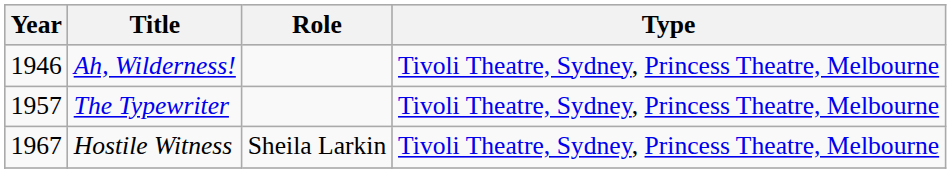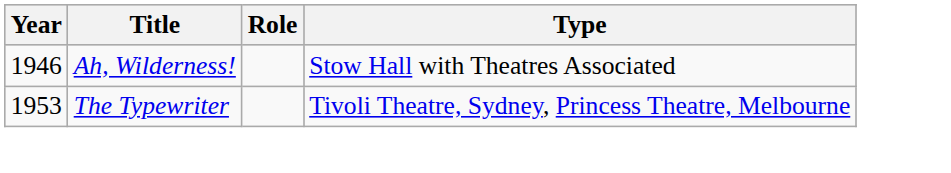(669, 65) Tivoli Theatre, Sydney, Princess Theatre, Melbourne -> (492, 65) Stow Hall with Theatres Associated
(36, 106) 1957 -> (36, 106) 1953
- row: (153, 146)
